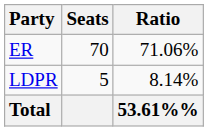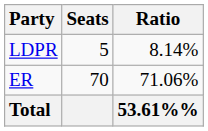rows swapped: (21, 49) <-> (33, 79)
